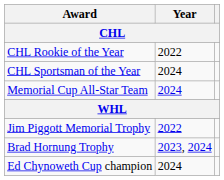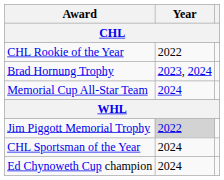rows swapped: (74, 71) <-> (60, 147)
(170, 128) no background -> (170, 128) lightgrey background
